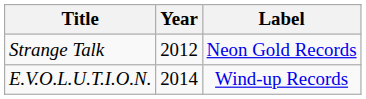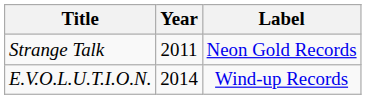(179, 49) 2012 -> (179, 49) 2011
